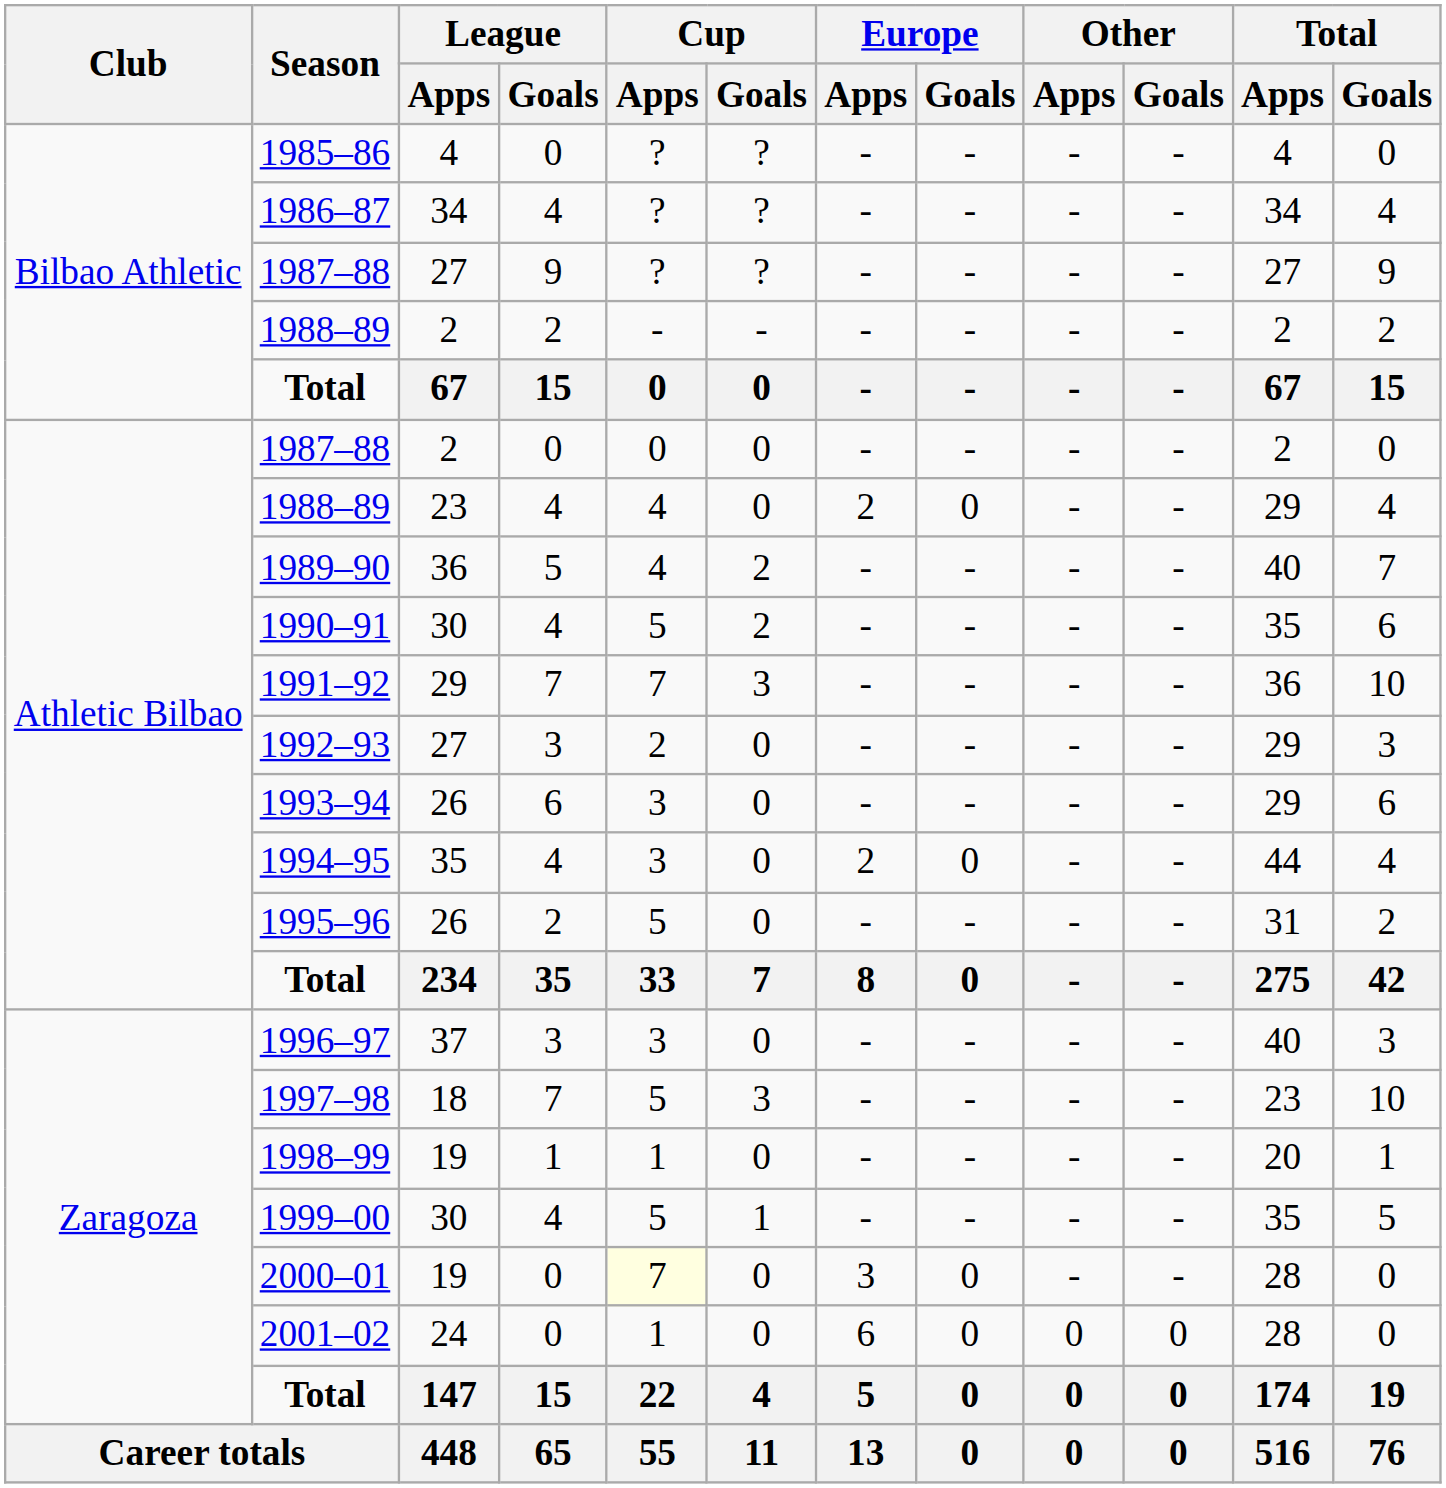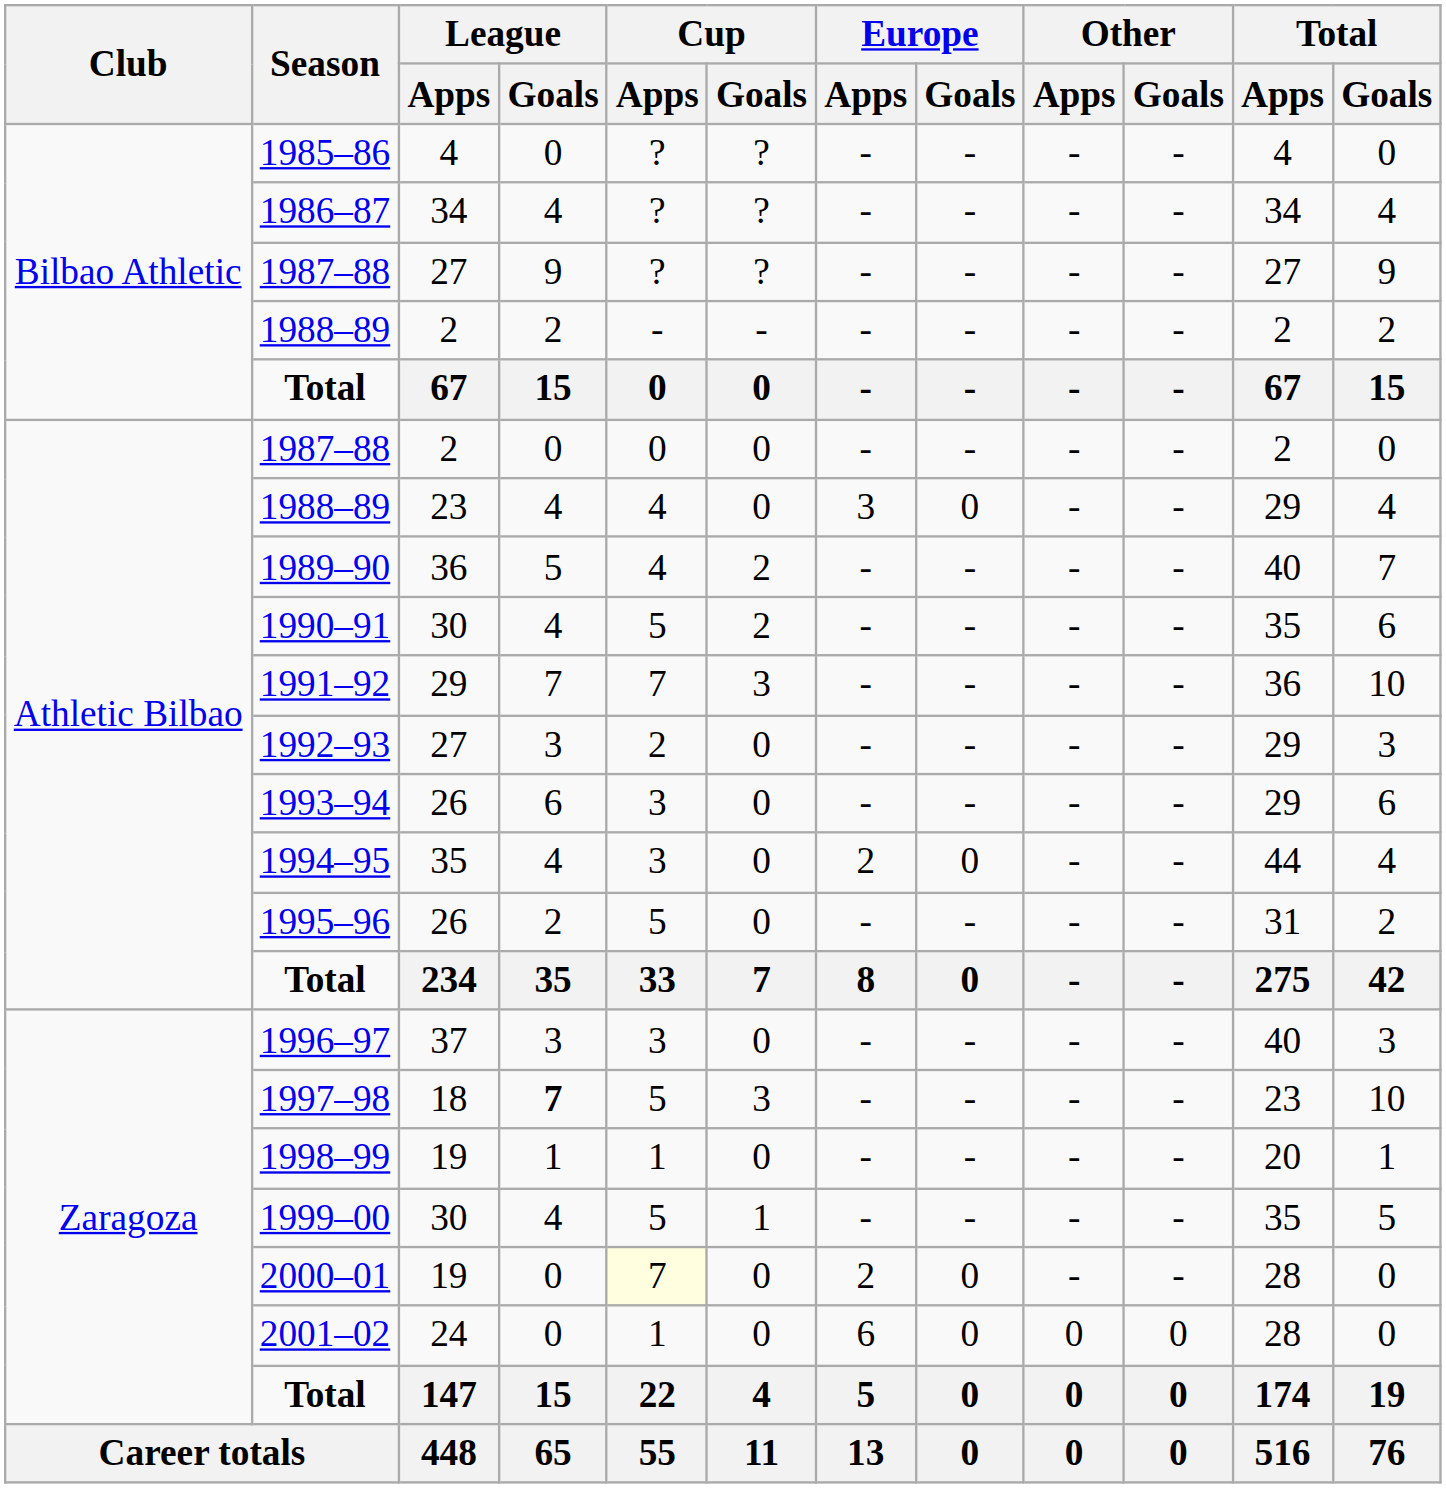(866, 507) 2 -> (866, 507) 3
(553, 1098) normal -> (553, 1098) bold
(866, 1275) 3 -> (866, 1275) 2
